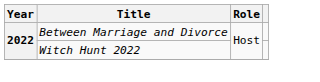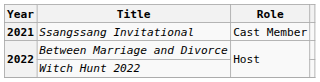+ row: (117, 32)
